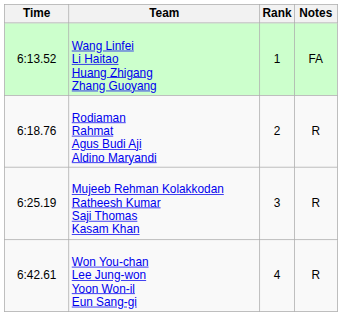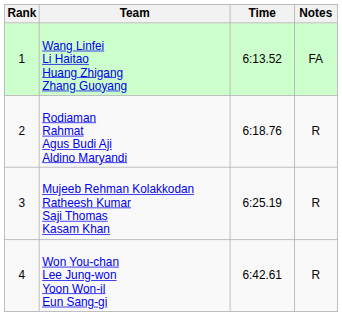columns swapped: (277, 13) <-> (37, 13)
